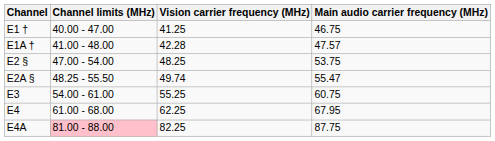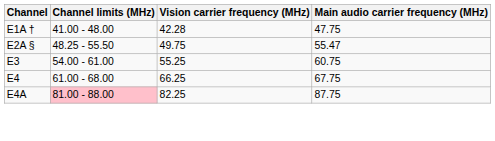- row: (17, 29)
(328, 45) 47.57 -> (328, 29) 47.75
- row: (17, 62)
(173, 78) 49.74 -> (173, 45) 49.75
(173, 111) 62.25 -> (173, 78) 66.25
(328, 111) 67.95 -> (328, 78) 67.75
